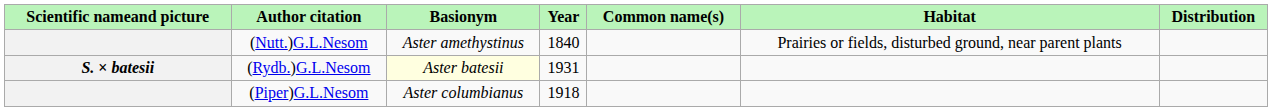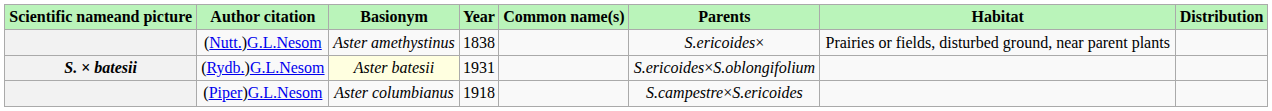+ column: (724, 17)
(563, 42) 1840 -> (479, 42) 1838
